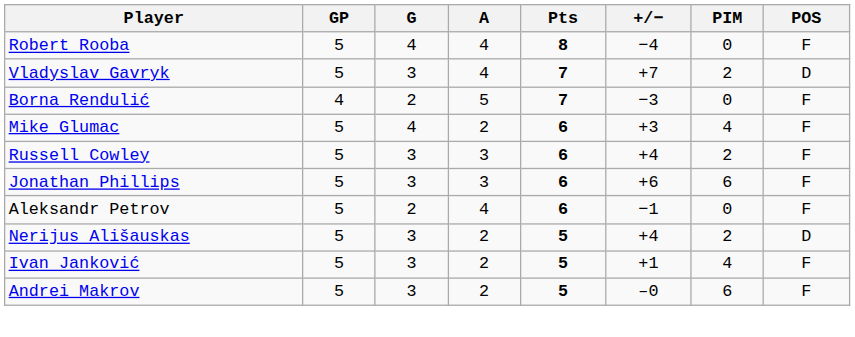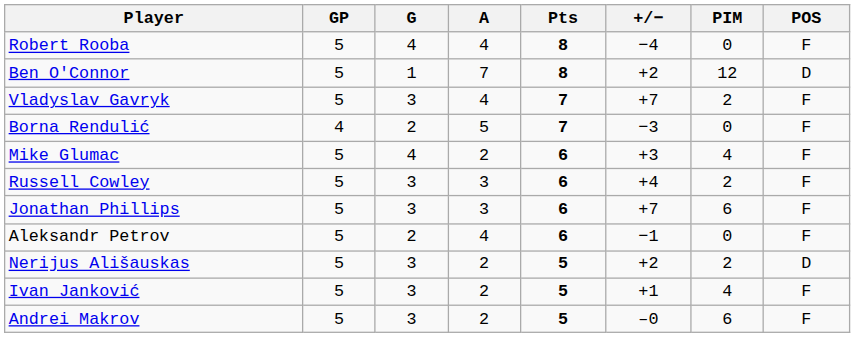+ row: (69, 73)
(806, 73) D -> (806, 100) F
(648, 182) +6 -> (648, 210) +7
(648, 237) +4 -> (648, 264) +2
